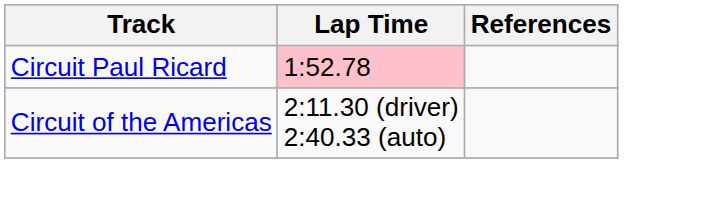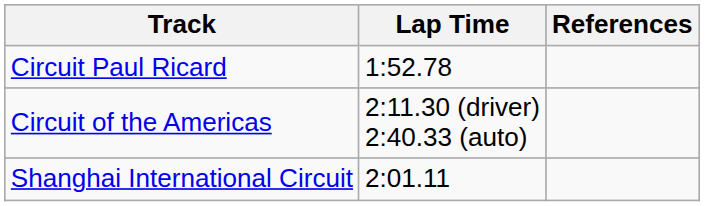(327, 66) pink background -> (409, 66) no background
+ row: (182, 178)
